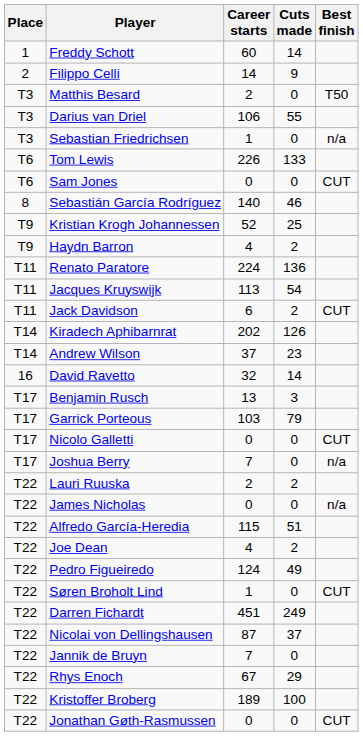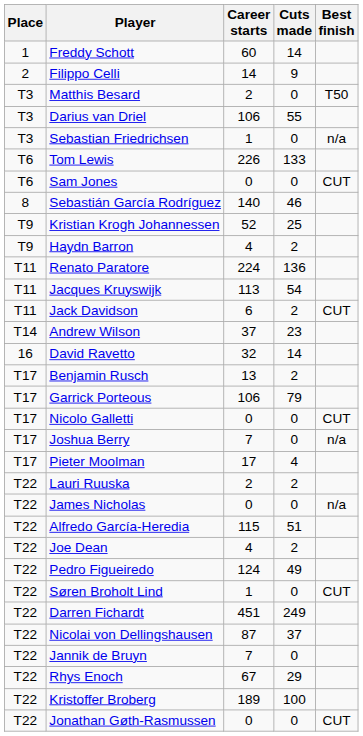- row: (113, 332)
(294, 397) 3 -> (294, 375) 2
(249, 418) 103 -> (249, 397) 106
+ row: (97, 461)
